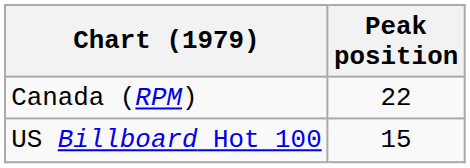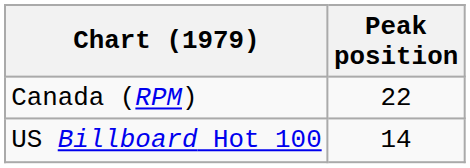(396, 140) 15 -> (396, 140) 14
